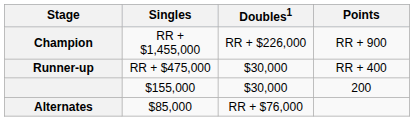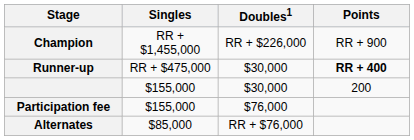(361, 68) normal -> (361, 68) bold
+ row: (63, 106)
